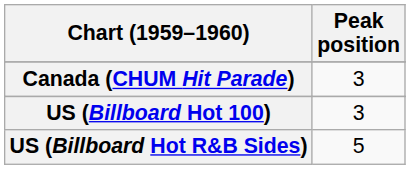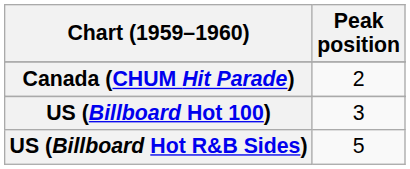(359, 79) 3 -> (359, 79) 2
